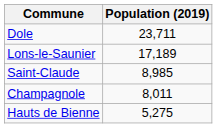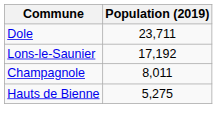(157, 53) 17,189 -> (157, 53) 17,192
- row: (43, 73)
